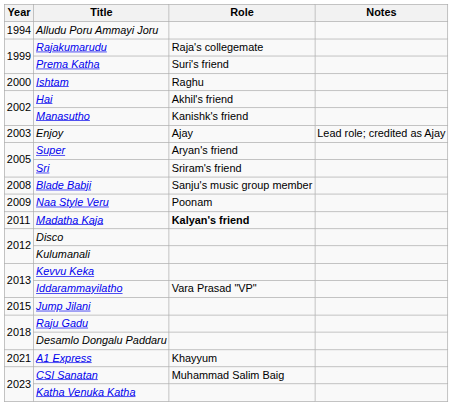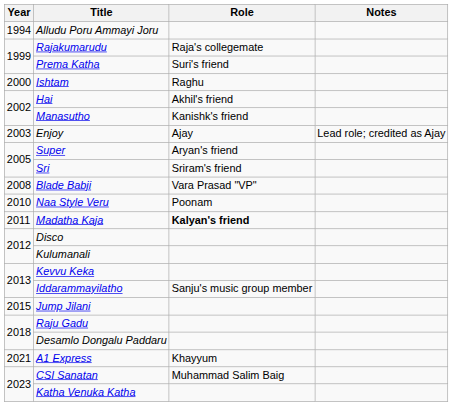(242, 185) Sanju's music group member -> (214, 185) Vara Prasad "VP"
(19, 202) 2009 -> (19, 202) 2010
(214, 289) Vara Prasad "VP" -> (242, 289) Sanju's music group member
